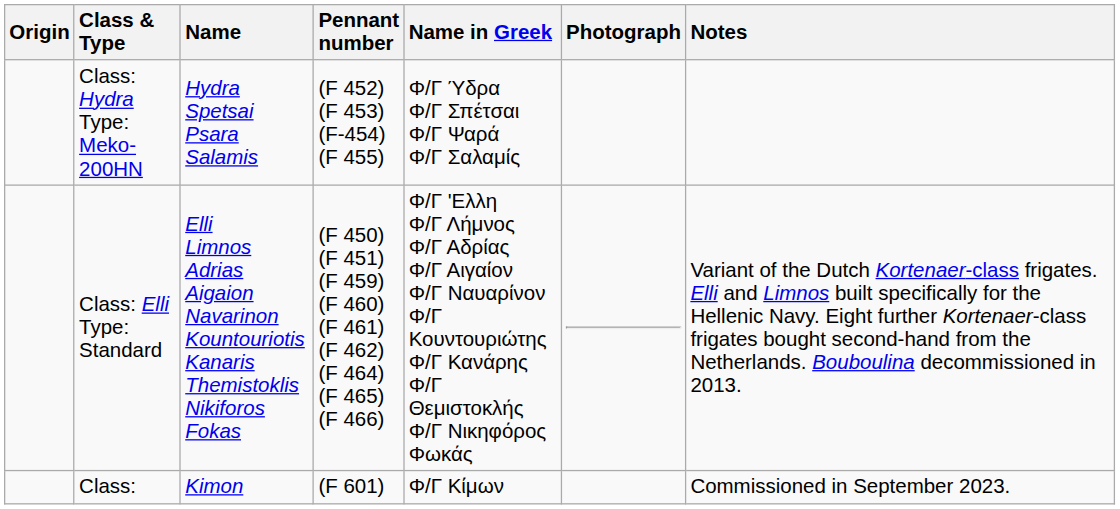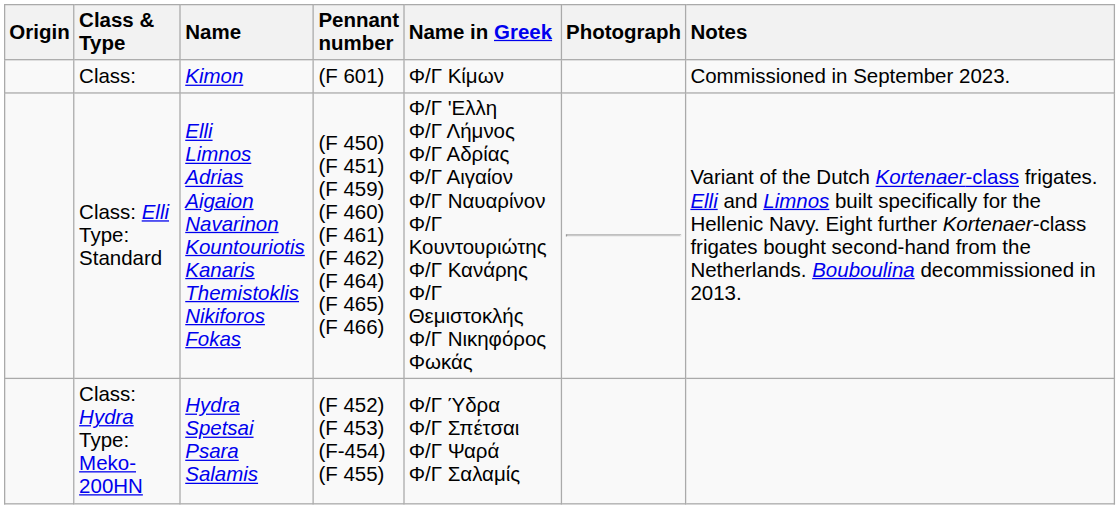rows swapped: (111, 122) <-> (108, 486)
